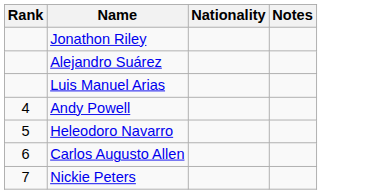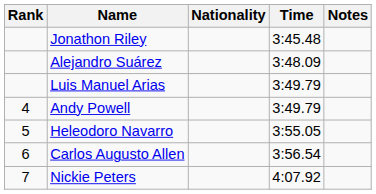+ column: (297, 16)
